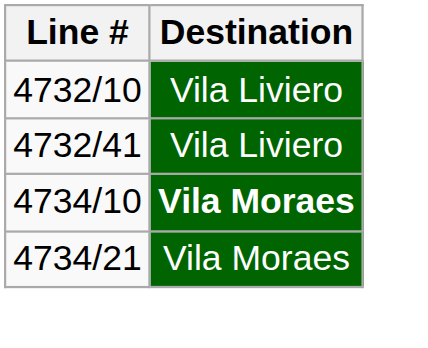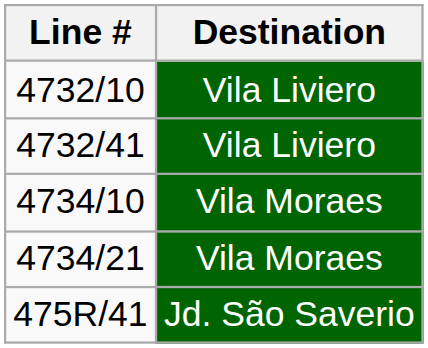(256, 201) bold -> (289, 201) normal
+ row: (80, 314)
